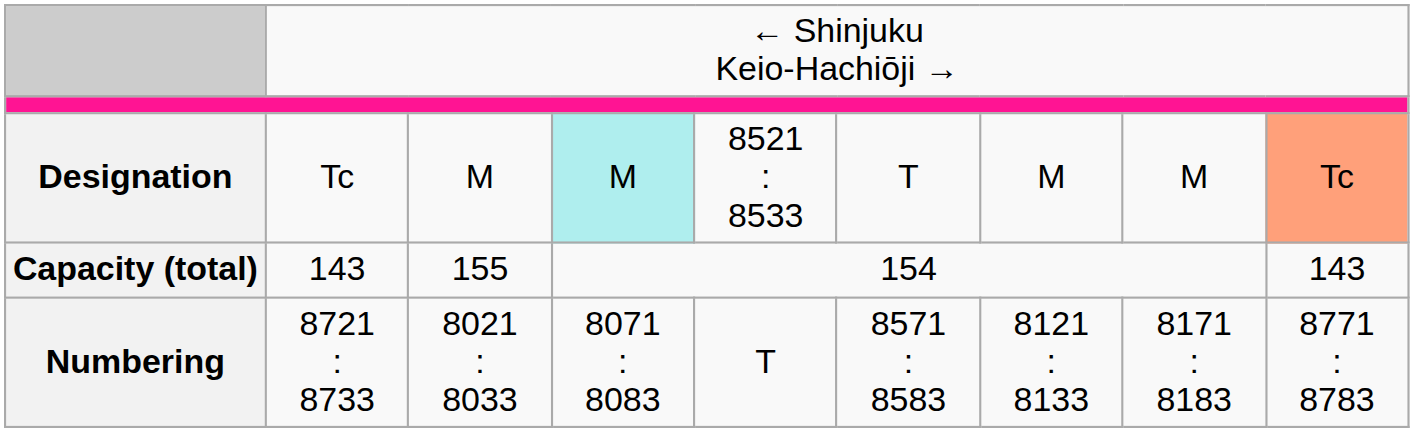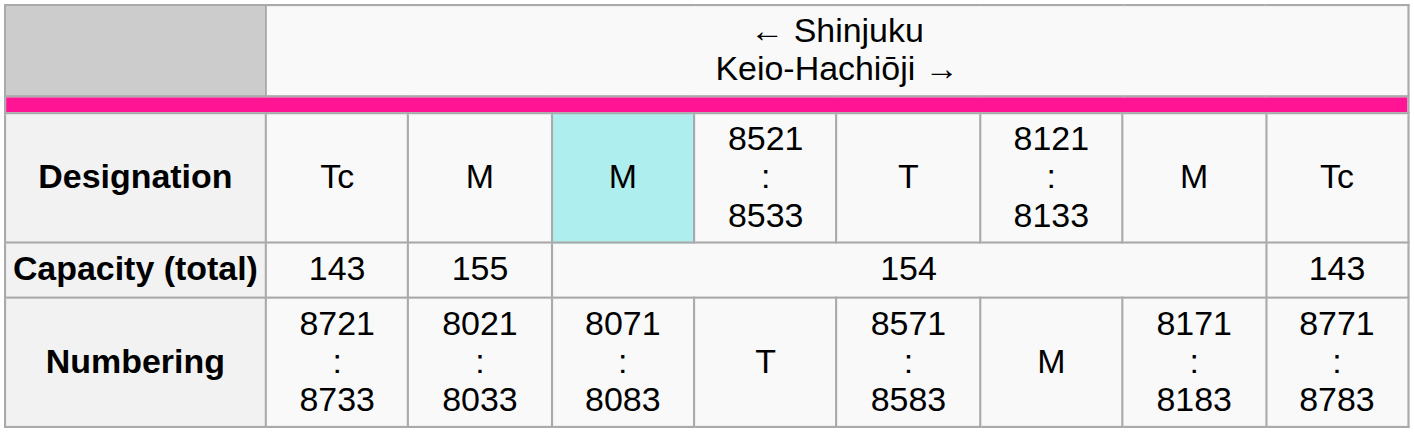(1051, 177) M -> (1051, 177) 8121 : 8133
(1337, 177) lightsalmon background -> (1337, 177) no background
(1051, 361) 8121 : 8133 -> (1051, 361) M
